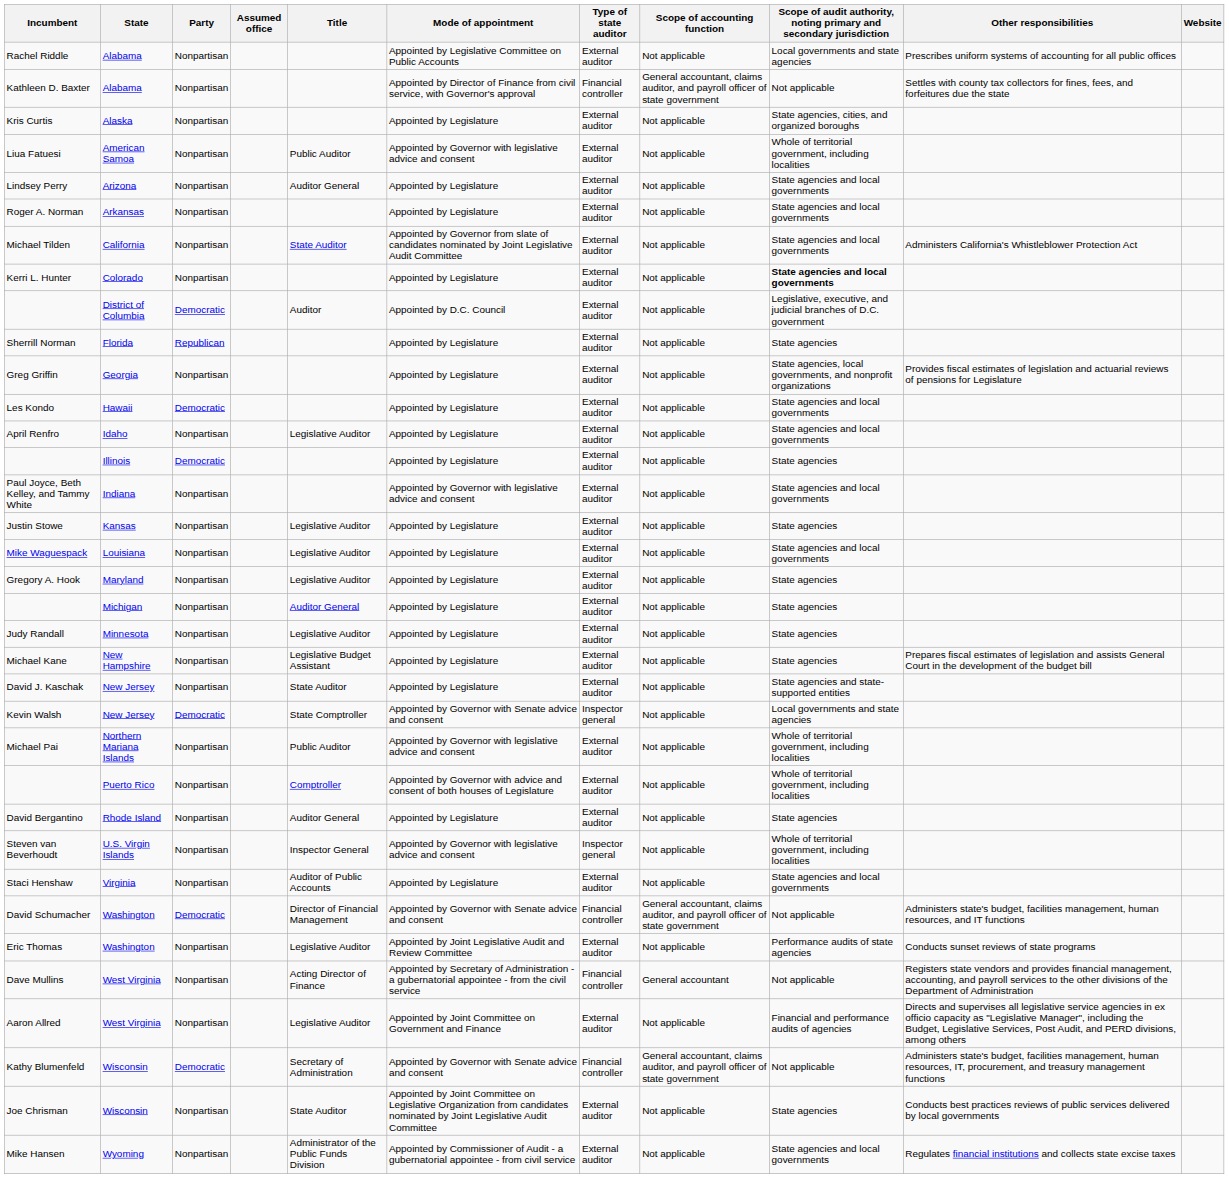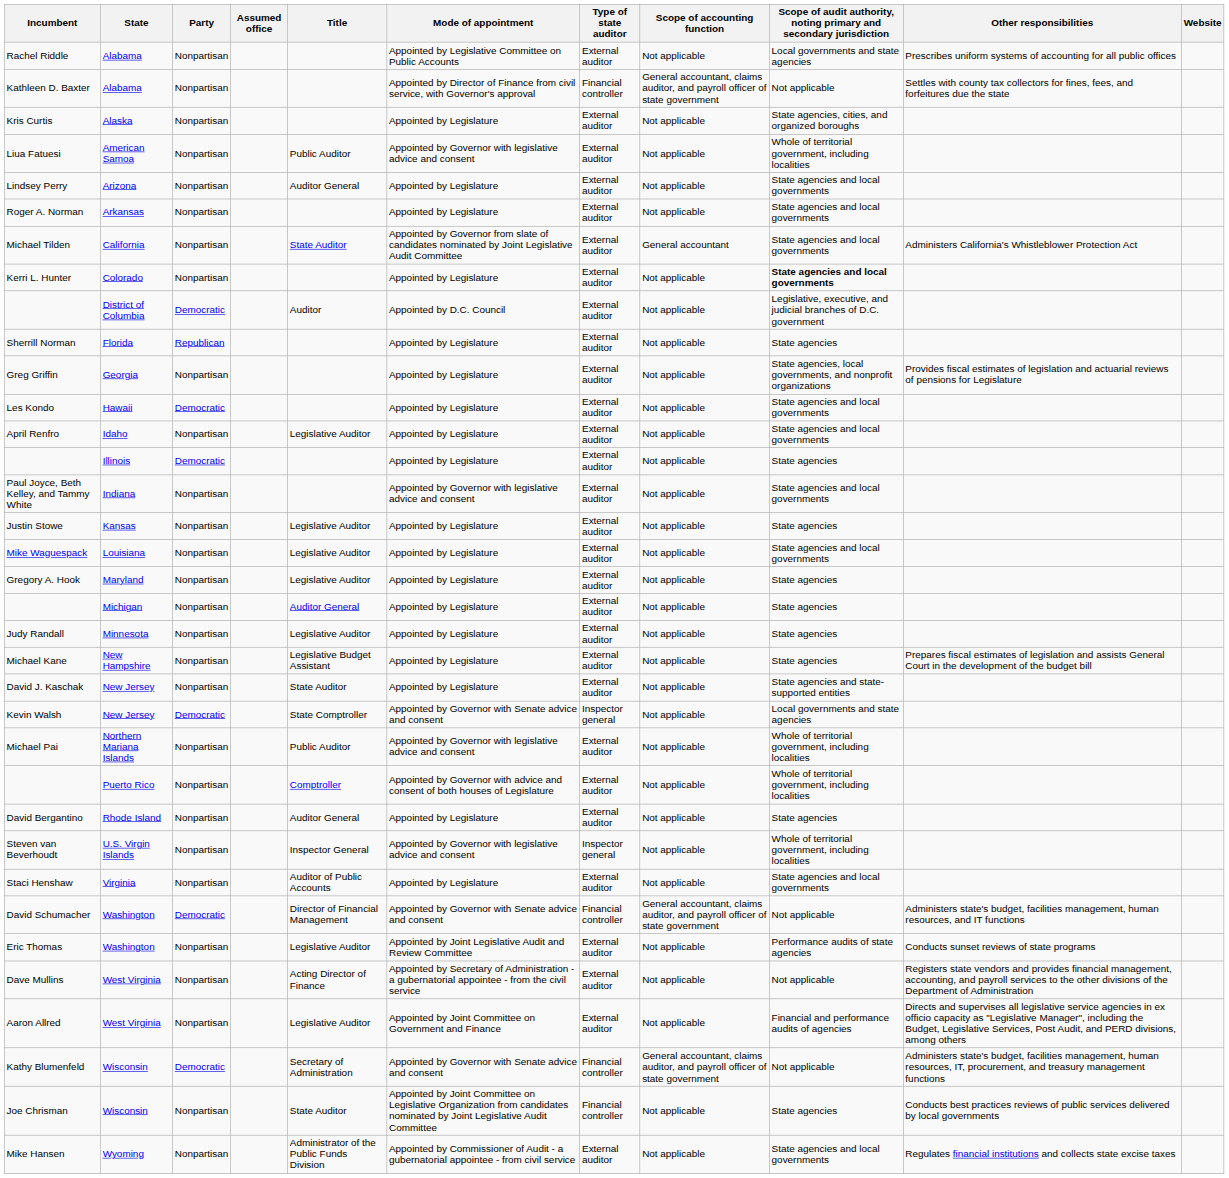(674, 245) Not applicable -> (685, 245) General accountant
(602, 979) Financial controller -> (600, 979) External auditor
(685, 979) General accountant -> (674, 979) Not applicable
(600, 1110) External auditor -> (602, 1110) Financial controller
